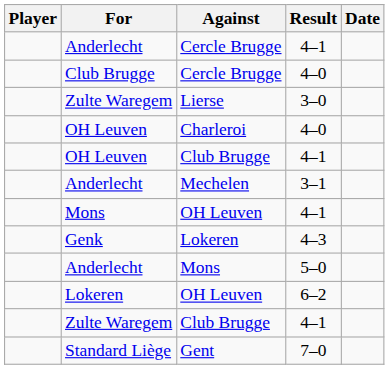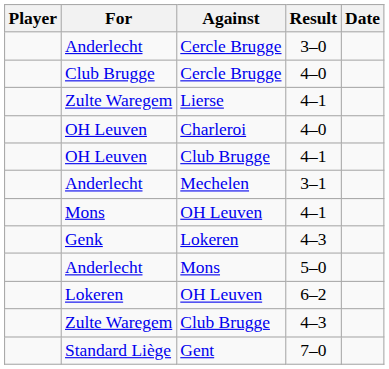(313, 45) 4–1 -> (313, 45) 3–0
(313, 101) 3–0 -> (313, 101) 4–1
(313, 322) 4–1 -> (313, 322) 4–3
